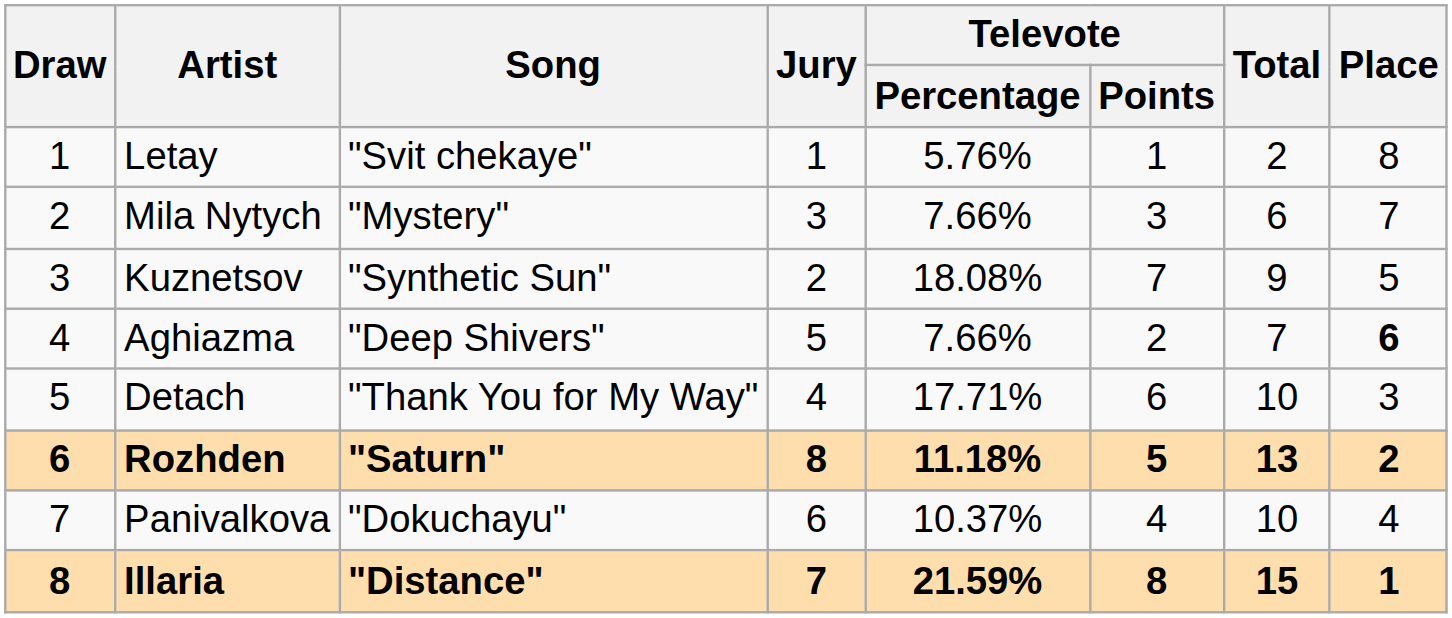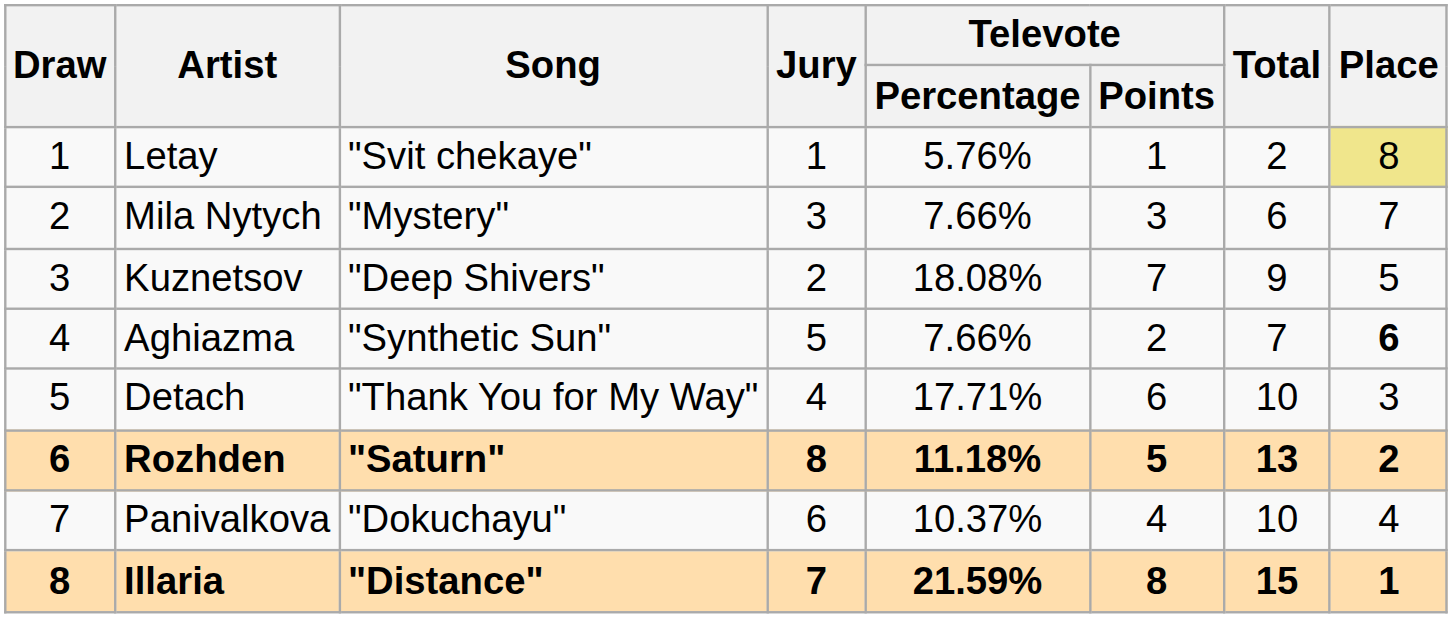(1389, 156) no background -> (1389, 156) khaki background
(480, 277) "Synthetic Sun" -> (476, 277) "Deep Shivers"
(476, 338) "Deep Shivers" -> (480, 338) "Synthetic Sun"
